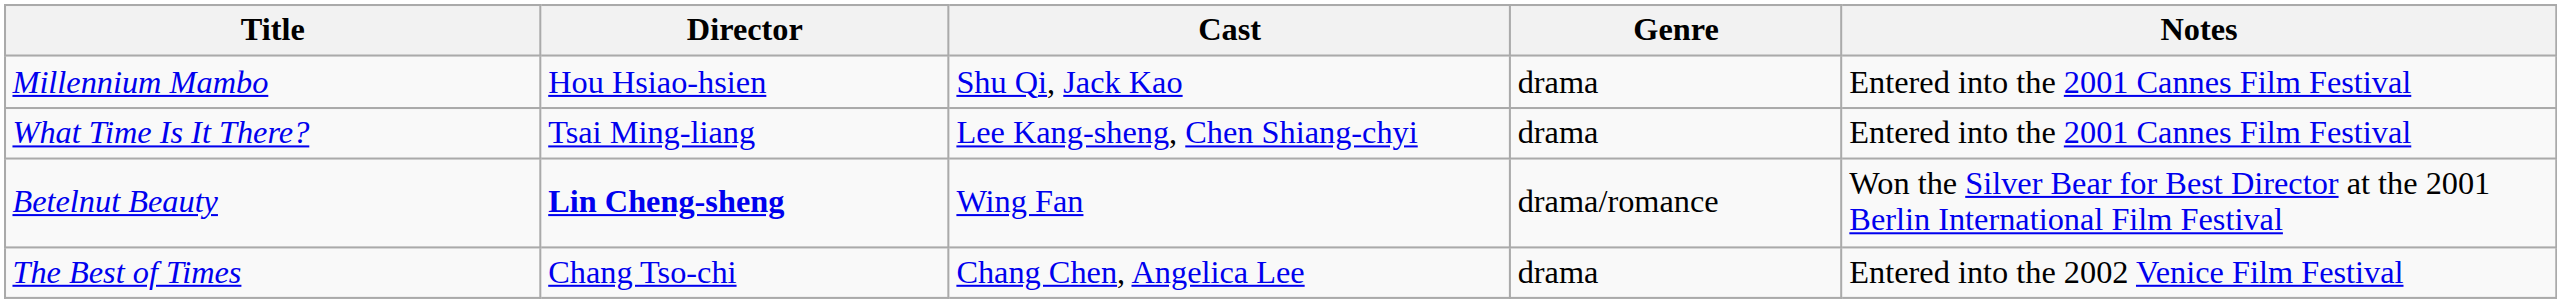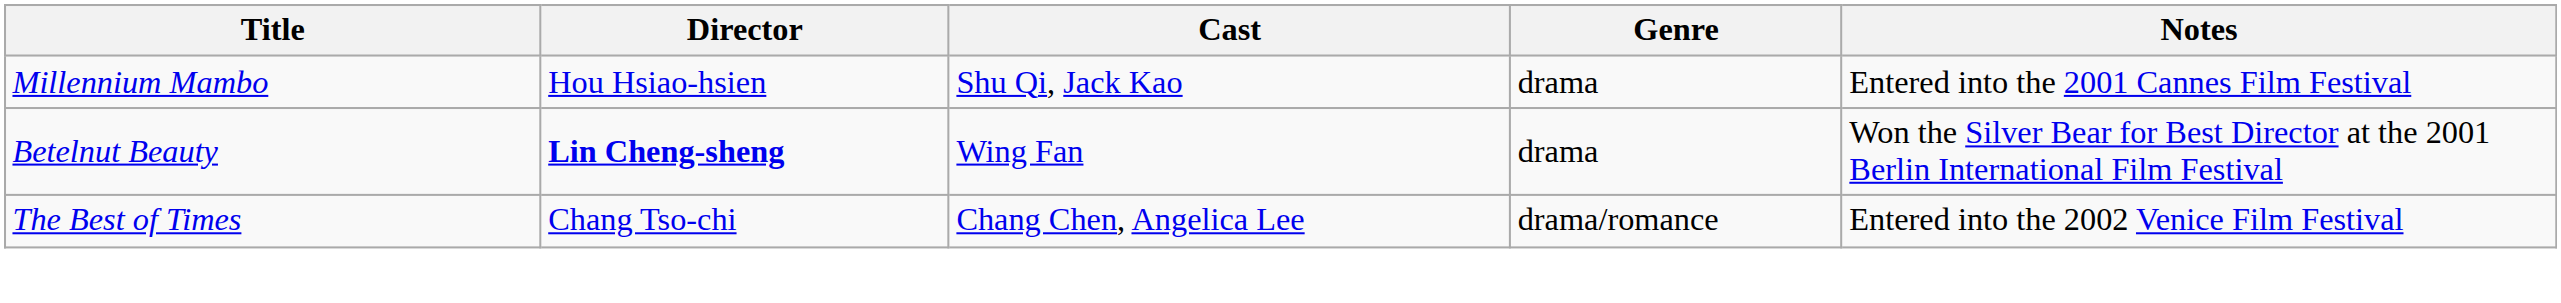- row: (161, 132)
(1618, 202) drama/romance -> (1558, 150) drama
(1558, 271) drama -> (1618, 220) drama/romance
